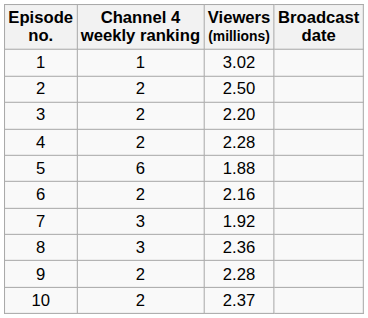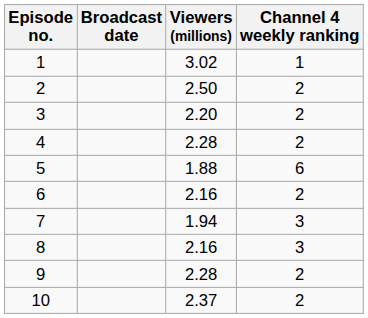columns swapped: (319, 27) <-> (140, 27)
(239, 221) 1.92 -> (201, 221) 1.94
(239, 247) 2.36 -> (201, 247) 2.16
